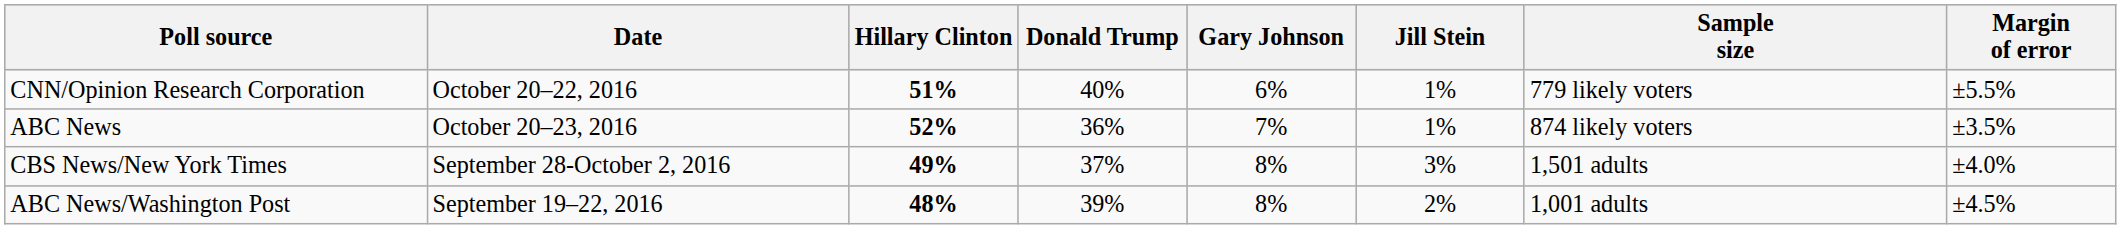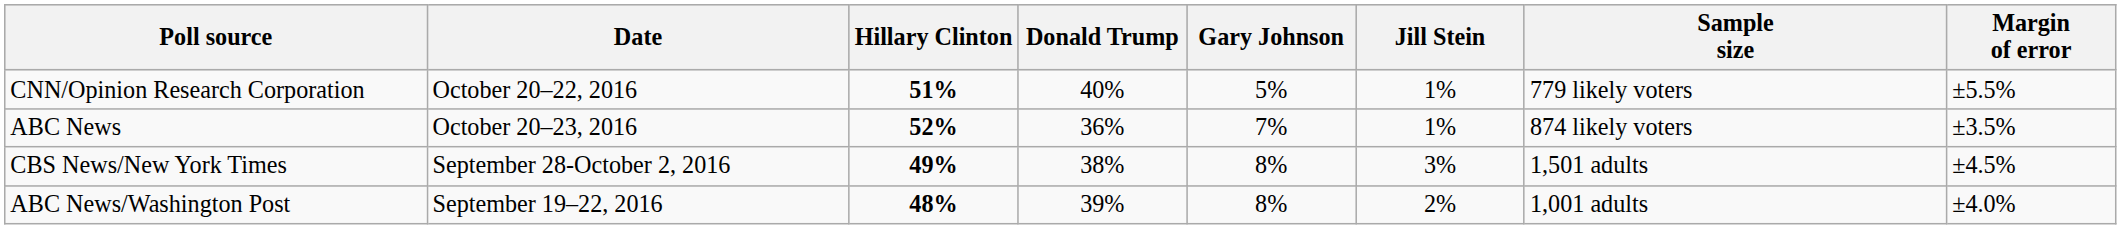(1271, 89) 6% -> (1271, 89) 5%
(1102, 165) 37% -> (1102, 165) 38%
(1984, 165) ±4.0% -> (1984, 165) ±4.5%
(1984, 204) ±4.5% -> (1984, 204) ±4.0%
